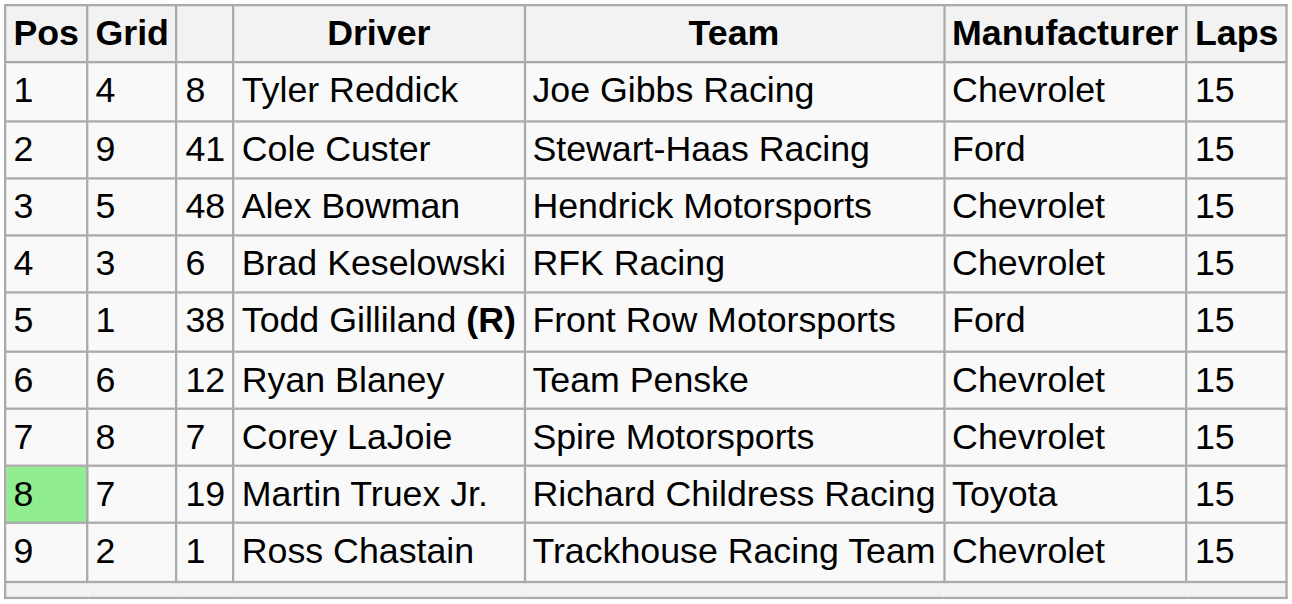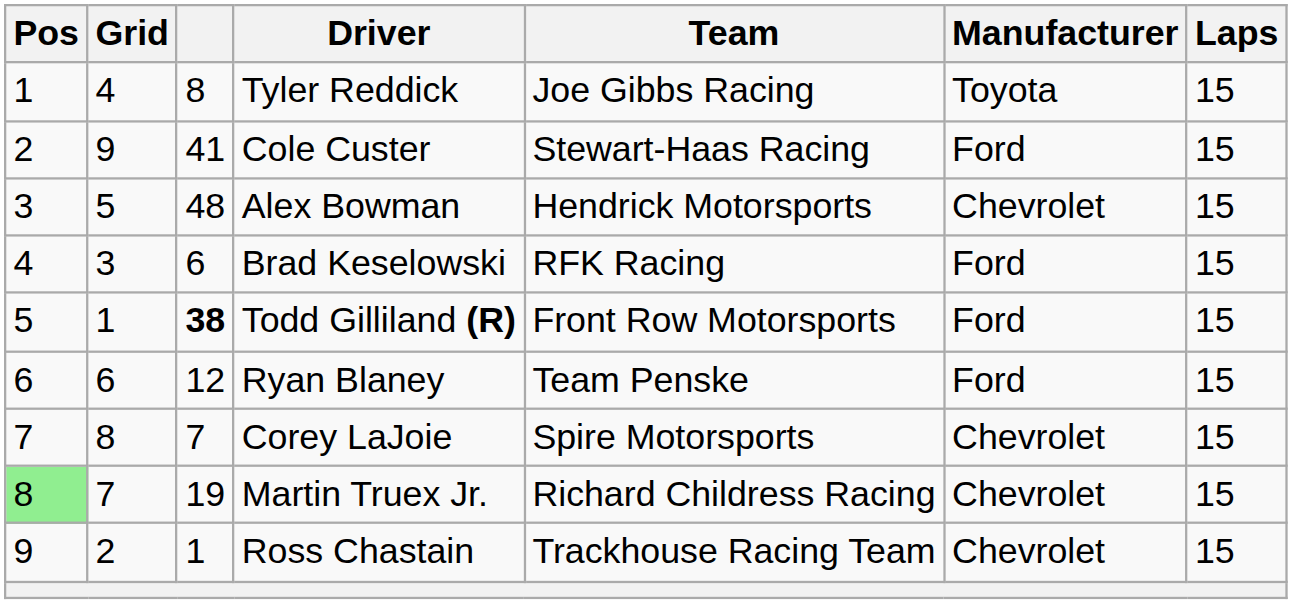(1029, 90) Chevrolet -> (1005, 90) Toyota
(1029, 263) Chevrolet -> (989, 263) Ford
(205, 320) normal -> (205, 320) bold
(1029, 378) Chevrolet -> (989, 378) Ford
(1005, 493) Toyota -> (1029, 493) Chevrolet
